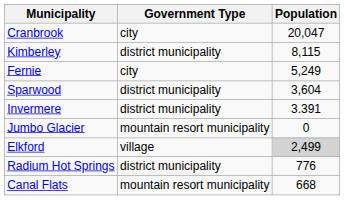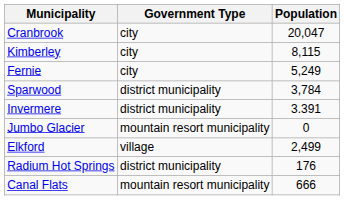(170, 52) district municipality -> (129, 52) city
(306, 90) 3,604 -> (306, 90) 3,784
(306, 147) lightgrey background -> (306, 147) no background
(306, 166) 776 -> (306, 166) 176
(306, 185) 668 -> (306, 185) 666
